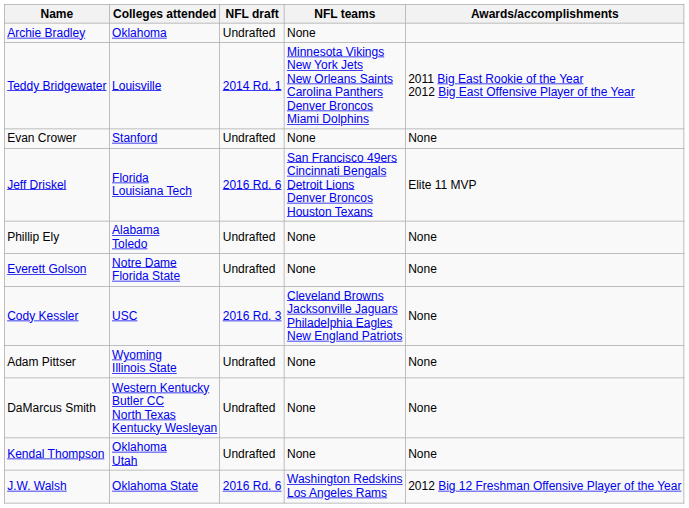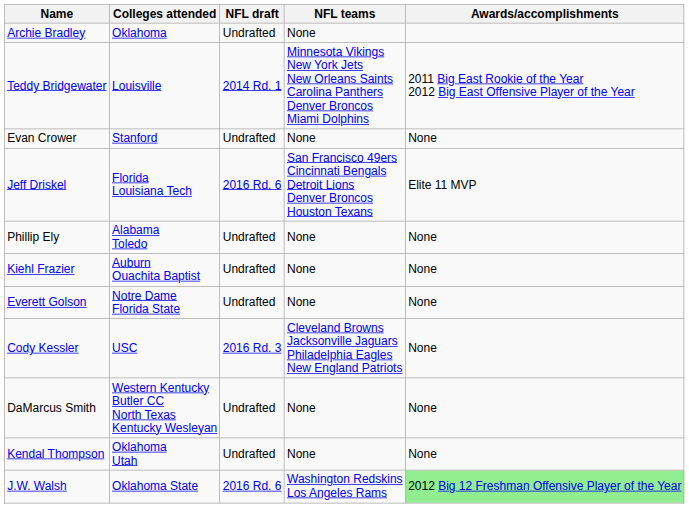+ row: (41, 269)
- row: (41, 362)
(545, 486) no background -> (545, 486) lightgreen background
